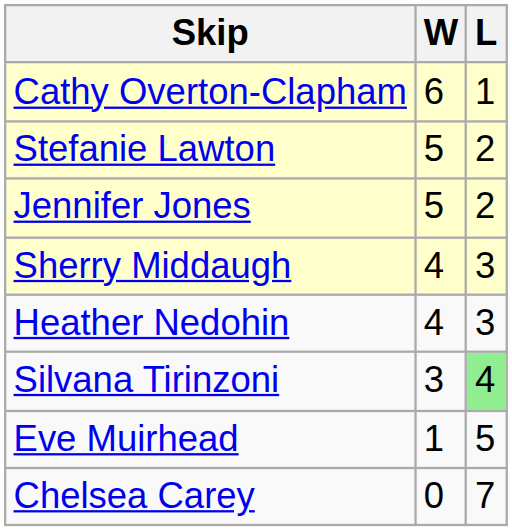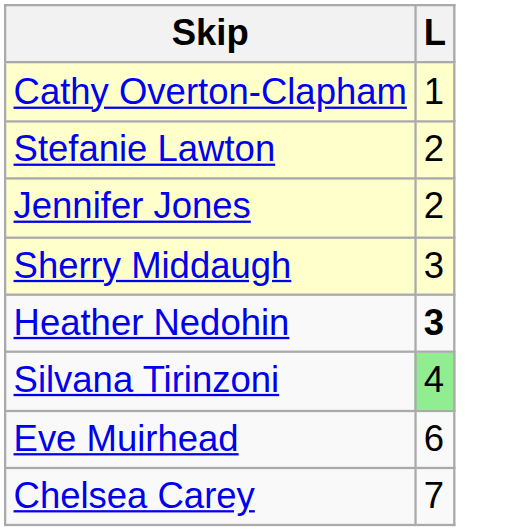- column: (441, 33)
(485, 322) normal -> (434, 322) bold
(485, 438) 5 -> (434, 438) 6
